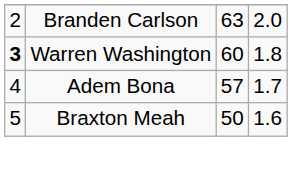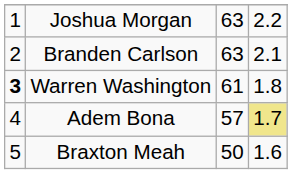+ row: (121, 20)
(268, 20) 2.0 -> (268, 53) 2.1
(232, 53) 60 -> (232, 86) 61
(268, 86) no background -> (268, 119) khaki background
